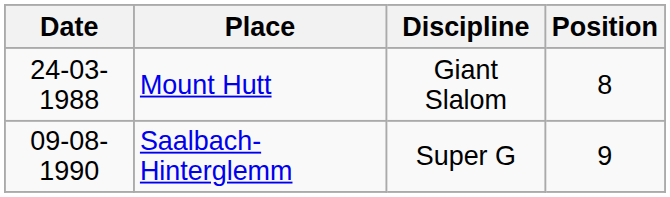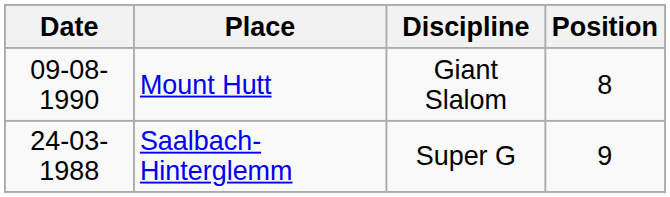(69, 84) 24-03-1988 -> (69, 84) 09-08-1990
(69, 157) 09-08-1990 -> (69, 157) 24-03-1988
